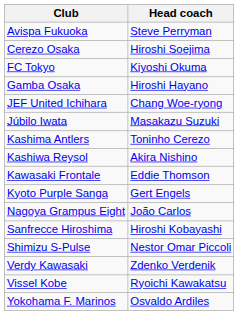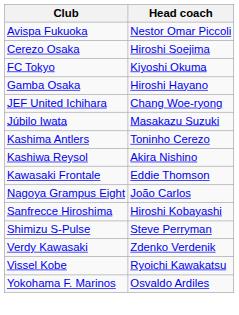(171, 31) Steve Perryman -> (181, 31) Nestor Omar Piccoli
- row: (57, 193)
(181, 247) Nestor Omar Piccoli -> (171, 229) Steve Perryman
